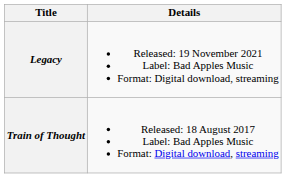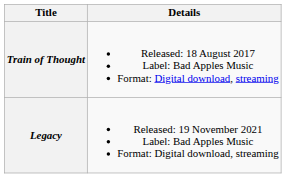rows swapped: (46, 135) <-> (46, 59)
